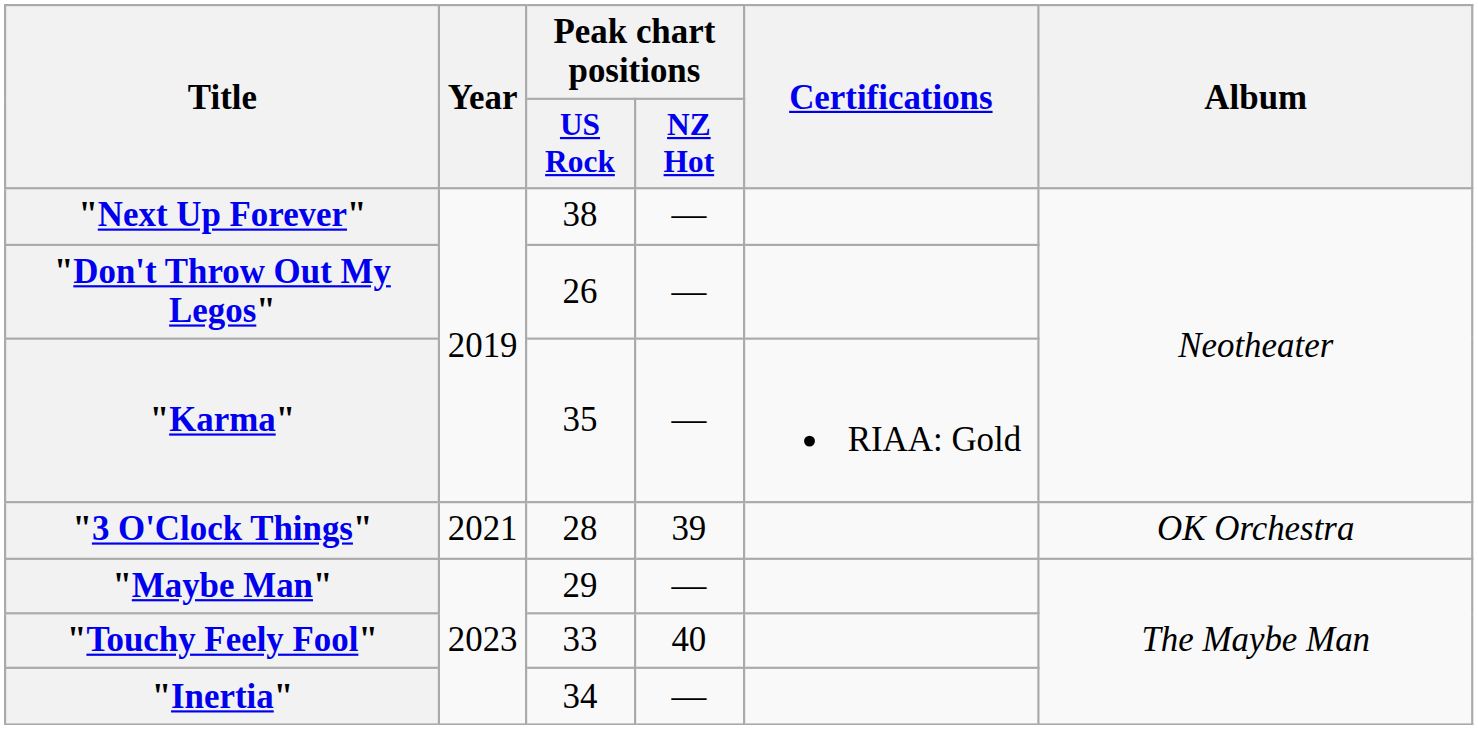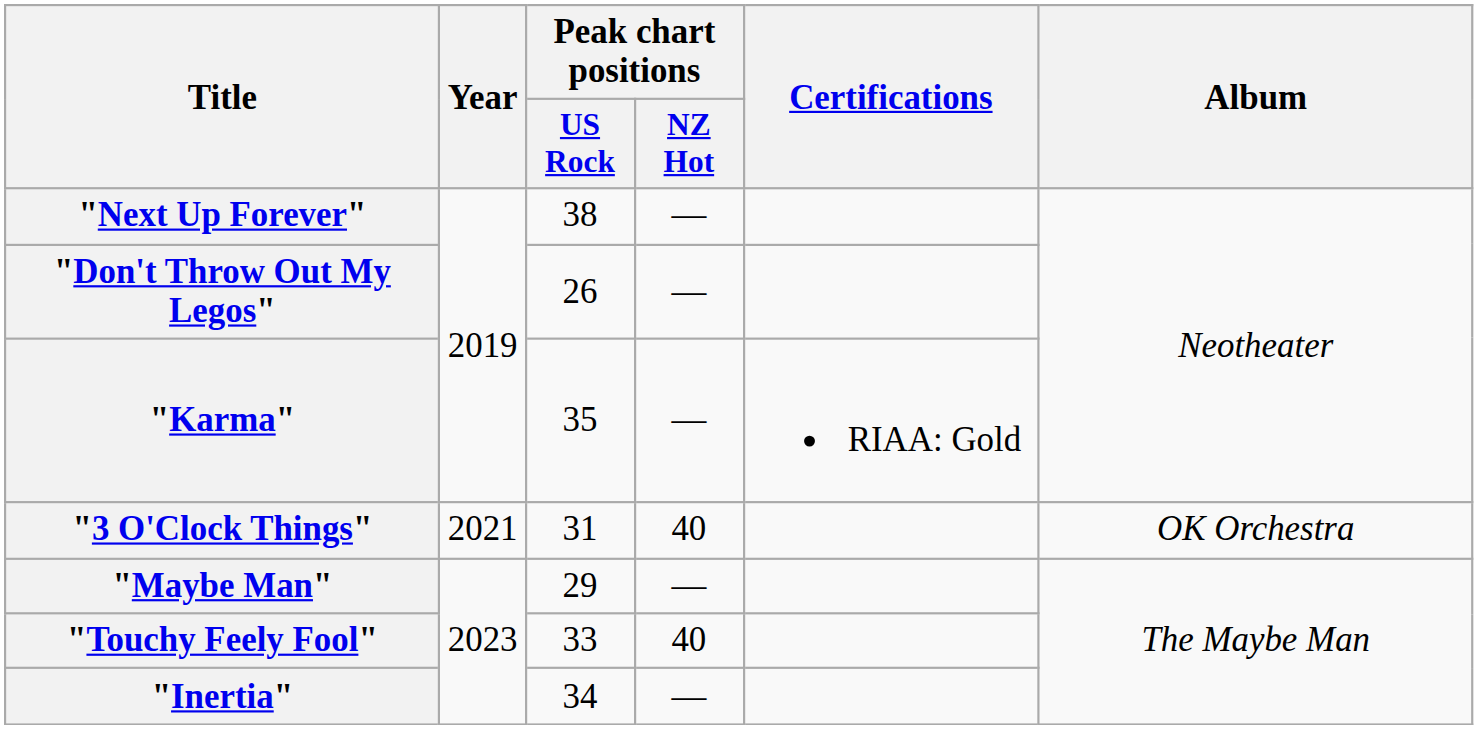(580, 529) 28 -> (580, 529) 31
(689, 529) 39 -> (689, 529) 40
